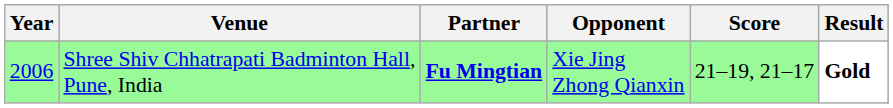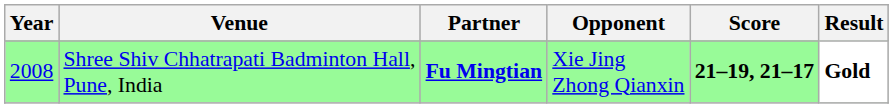(32, 71) 2006 -> (32, 71) 2008
(754, 71) normal -> (754, 71) bold
